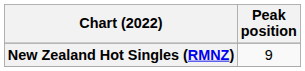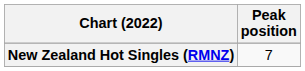(269, 54) 9 -> (269, 54) 7
